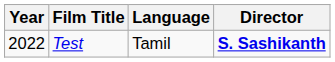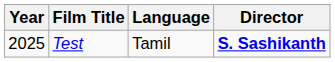(27, 43) 2022 -> (27, 43) 2025
